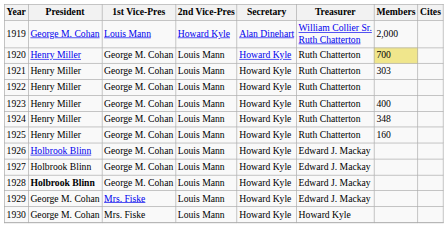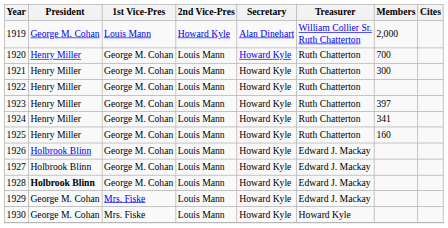(384, 56) khaki background -> (384, 56) no background
(384, 71) 303 -> (384, 71) 300
(384, 103) 400 -> (384, 103) 397
(384, 119) 348 -> (384, 119) 341
